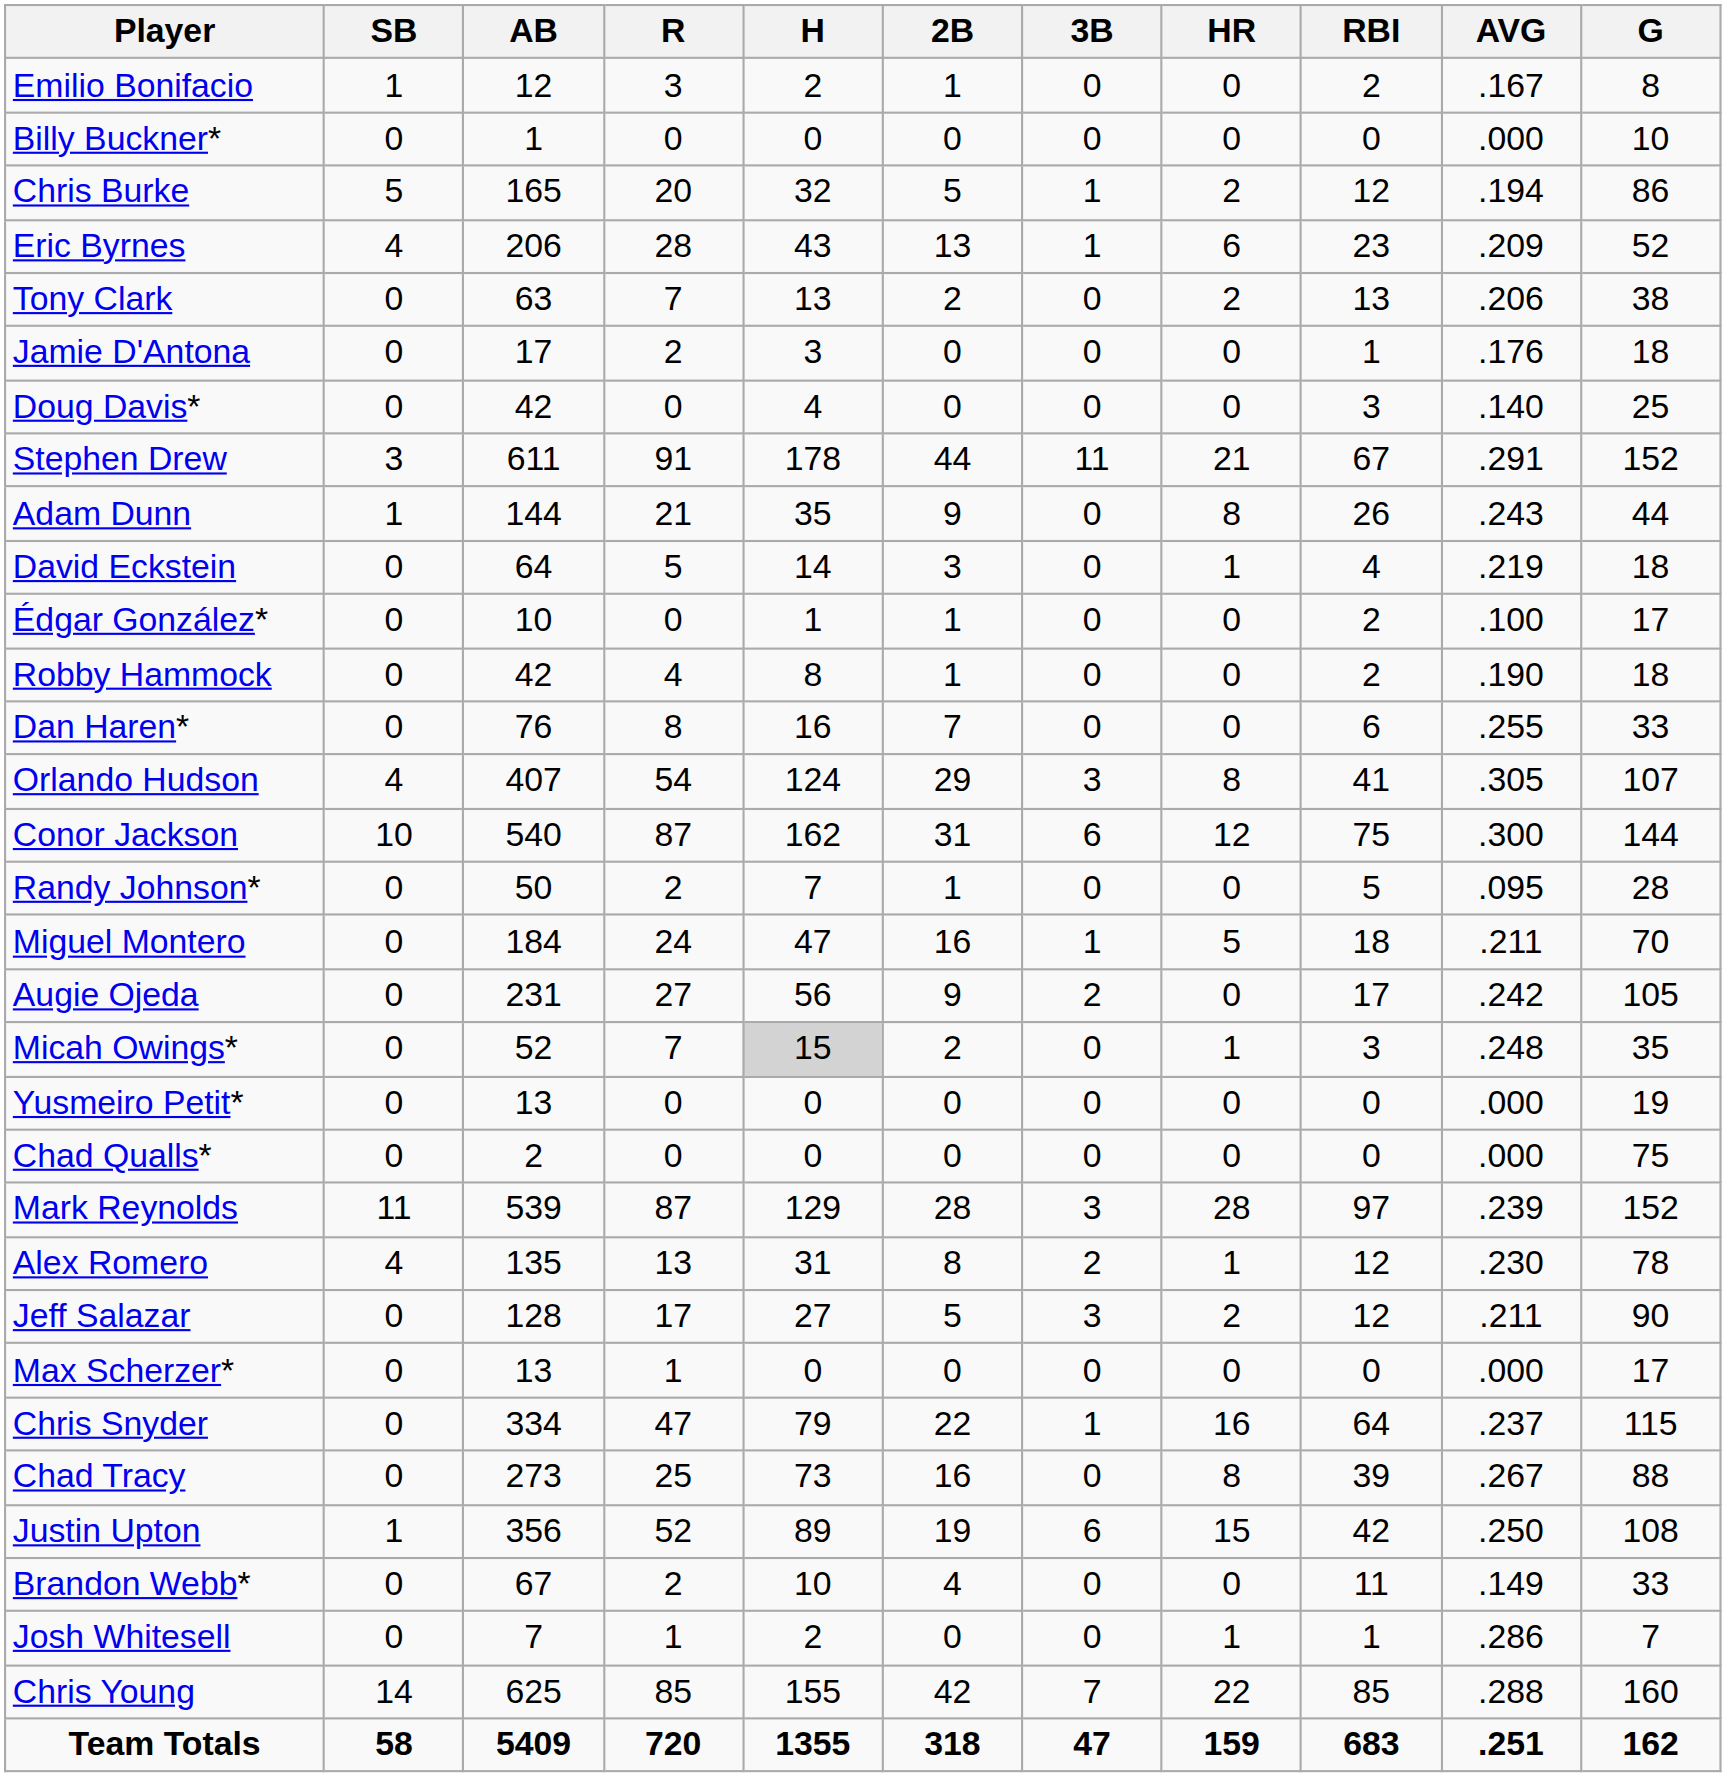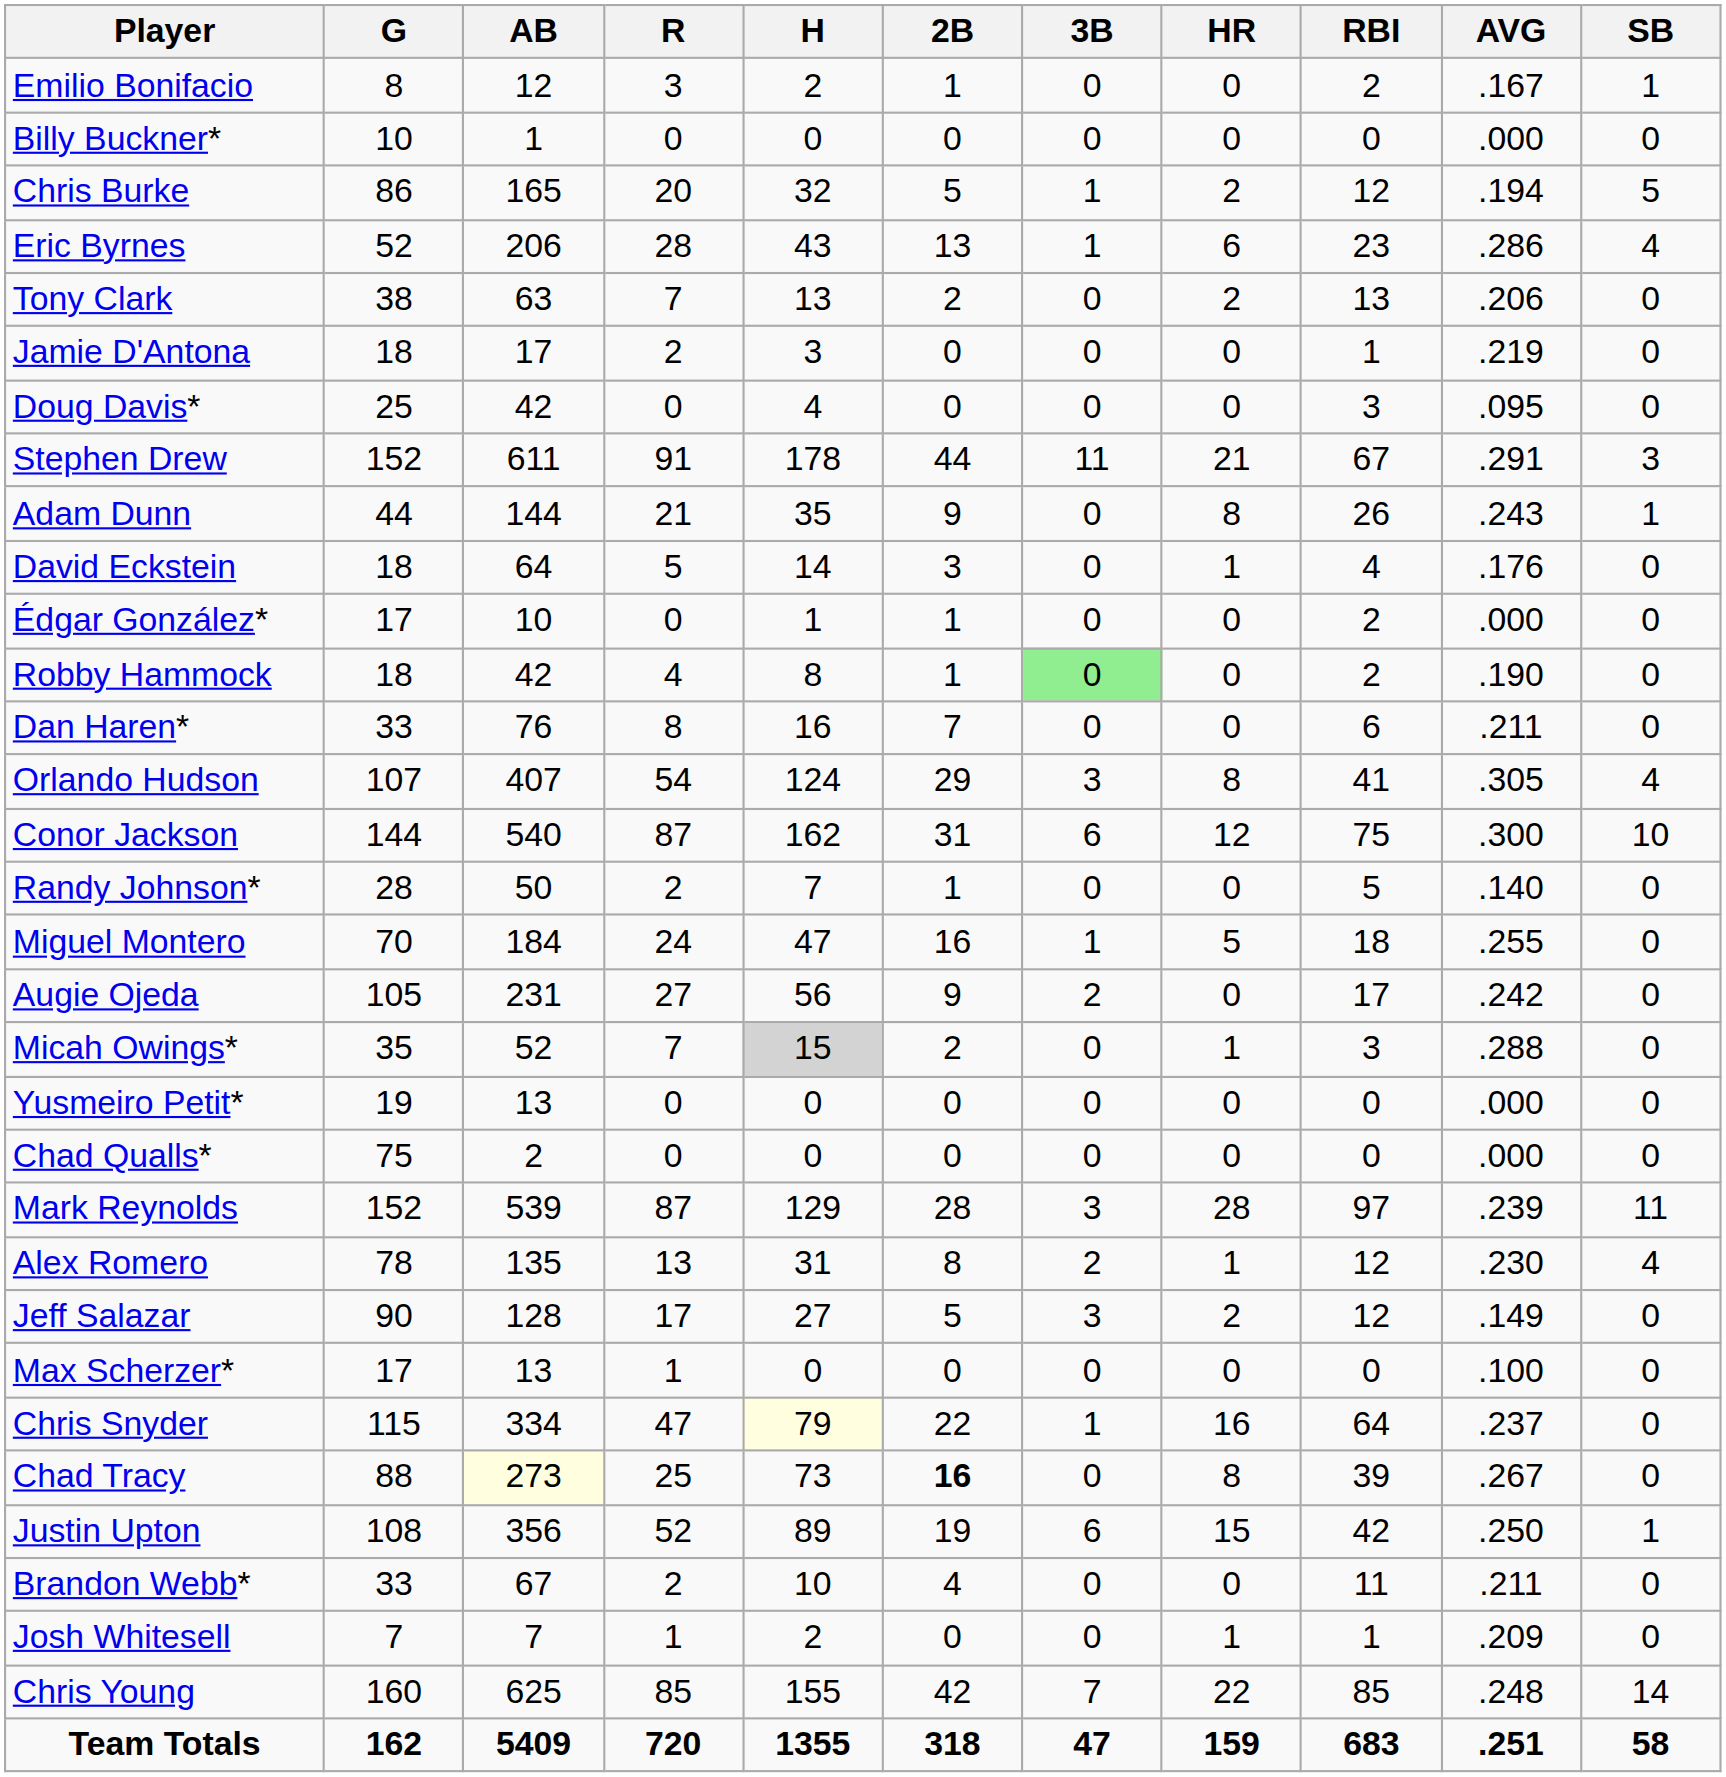columns swapped: (1651, 31) <-> (394, 31)
(1511, 245) .209 -> (1511, 245) .286
(1511, 352) .176 -> (1511, 352) .219
(1511, 406) .140 -> (1511, 406) .095
(1511, 566) .219 -> (1511, 566) .176
(1511, 620) .100 -> (1511, 620) .000
(1092, 673) no background -> (1092, 673) lightgreen background
(1511, 727) .255 -> (1511, 727) .211
(1511, 887) .095 -> (1511, 887) .140
(1511, 941) .211 -> (1511, 941) .255
(1511, 1048) .248 -> (1511, 1048) .288
(1511, 1316) .211 -> (1511, 1316) .149
(1511, 1369) .000 -> (1511, 1369) .100
(813, 1423) no background -> (813, 1423) lightyellow background
(534, 1476) no background -> (534, 1476) lightyellow background
(952, 1476) normal -> (952, 1476) bold
(1511, 1583) .149 -> (1511, 1583) .211
(1511, 1637) .286 -> (1511, 1637) .209
(1511, 1691) .288 -> (1511, 1691) .248
